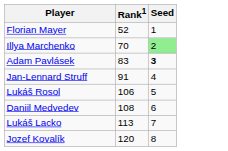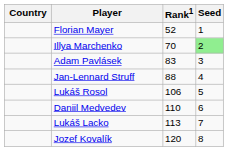+ column: (28, 13)
(153, 61) bold -> (201, 61) normal
(123, 76) 91 -> (170, 76) 88
(126, 107) 108 -> (173, 107) 110
